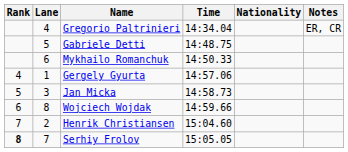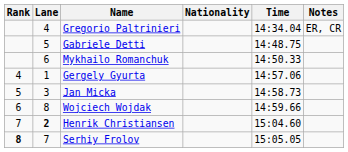columns swapped: (269, 12) <-> (208, 12)
(47, 124) normal -> (47, 124) bold
